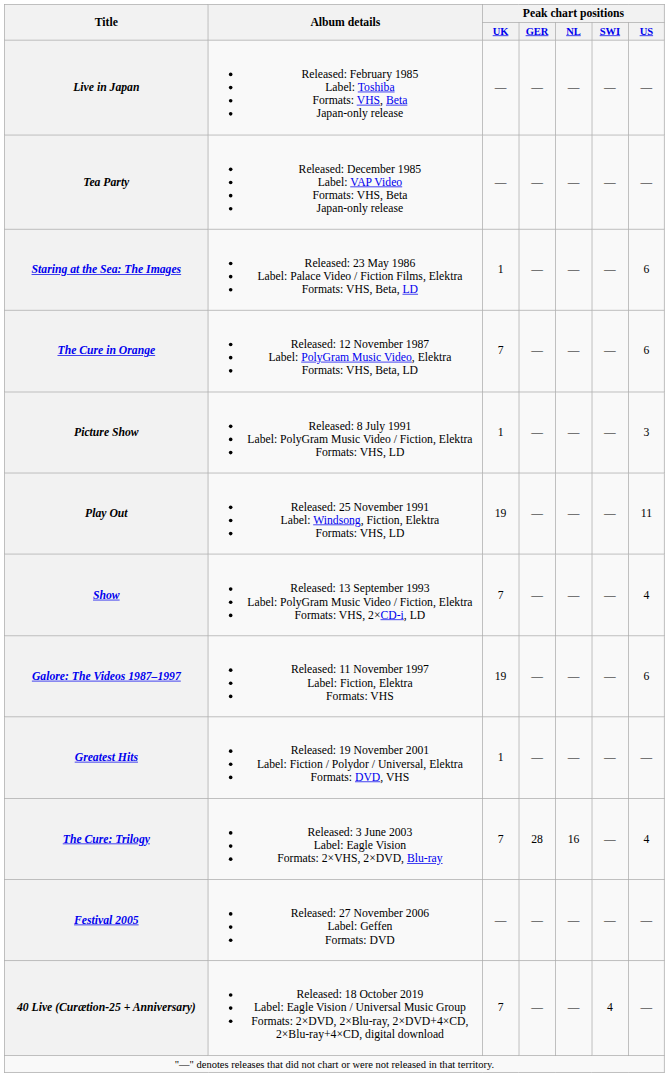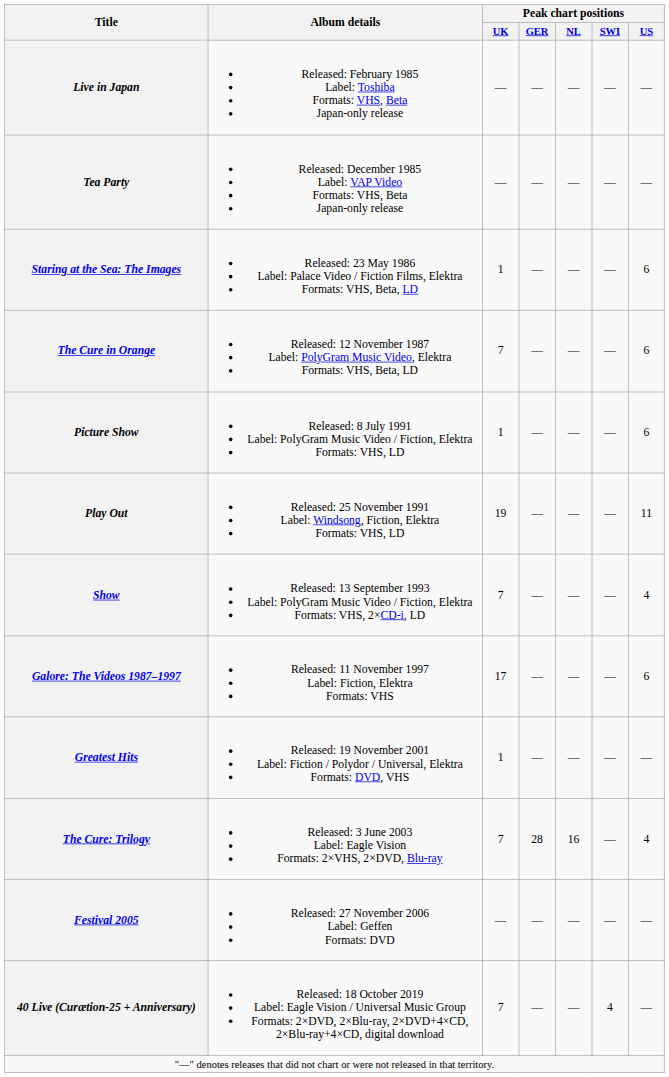(646, 432) 3 -> (646, 432) 6
(501, 676) 19 -> (501, 676) 17
